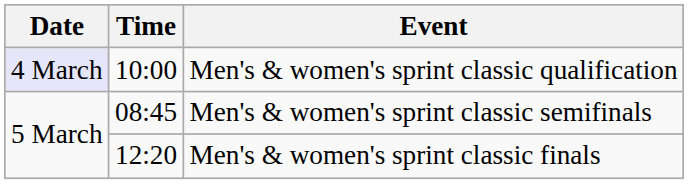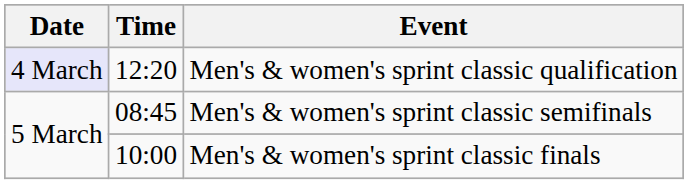(146, 69) 10:00 -> (146, 69) 12:20
(146, 155) 12:20 -> (146, 155) 10:00
